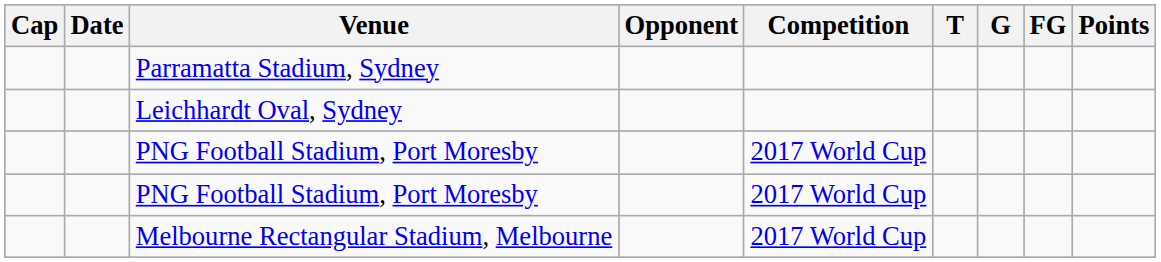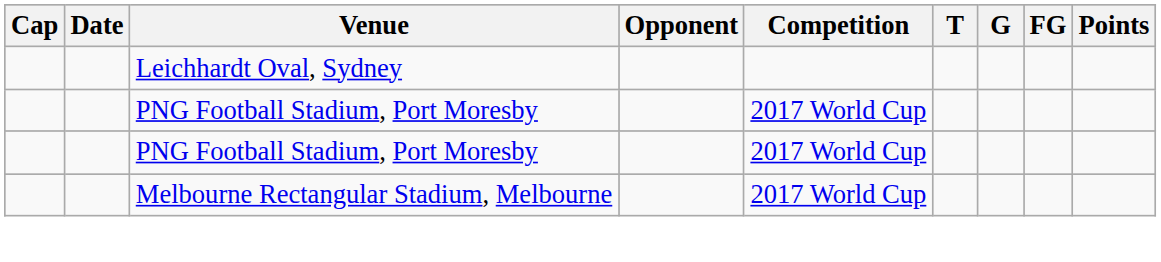- row: (35, 68)
